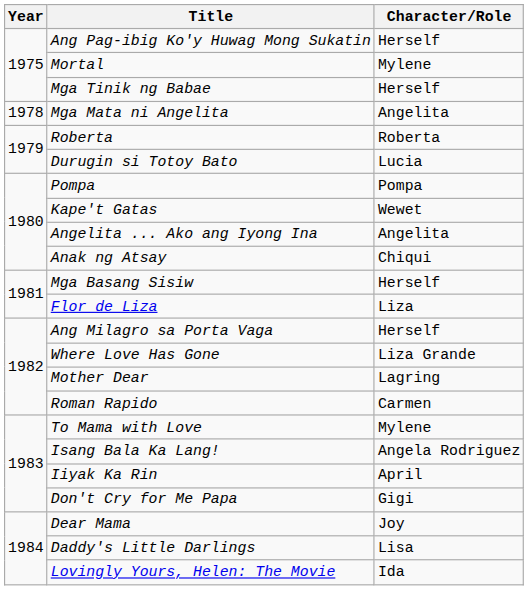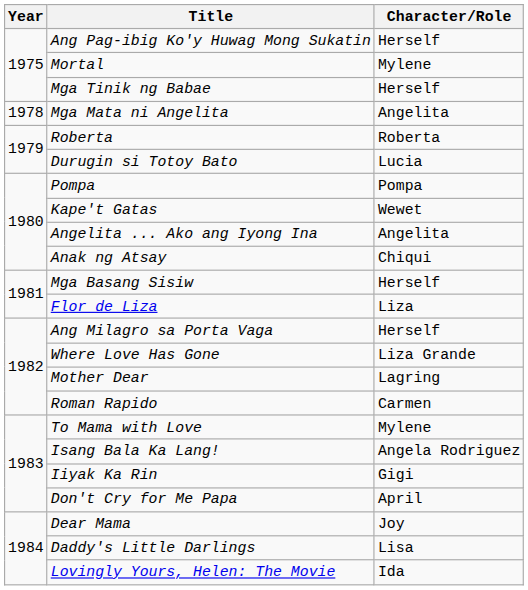(400, 476) April -> (396, 476) Gigi
(396, 500) Gigi -> (400, 500) April
